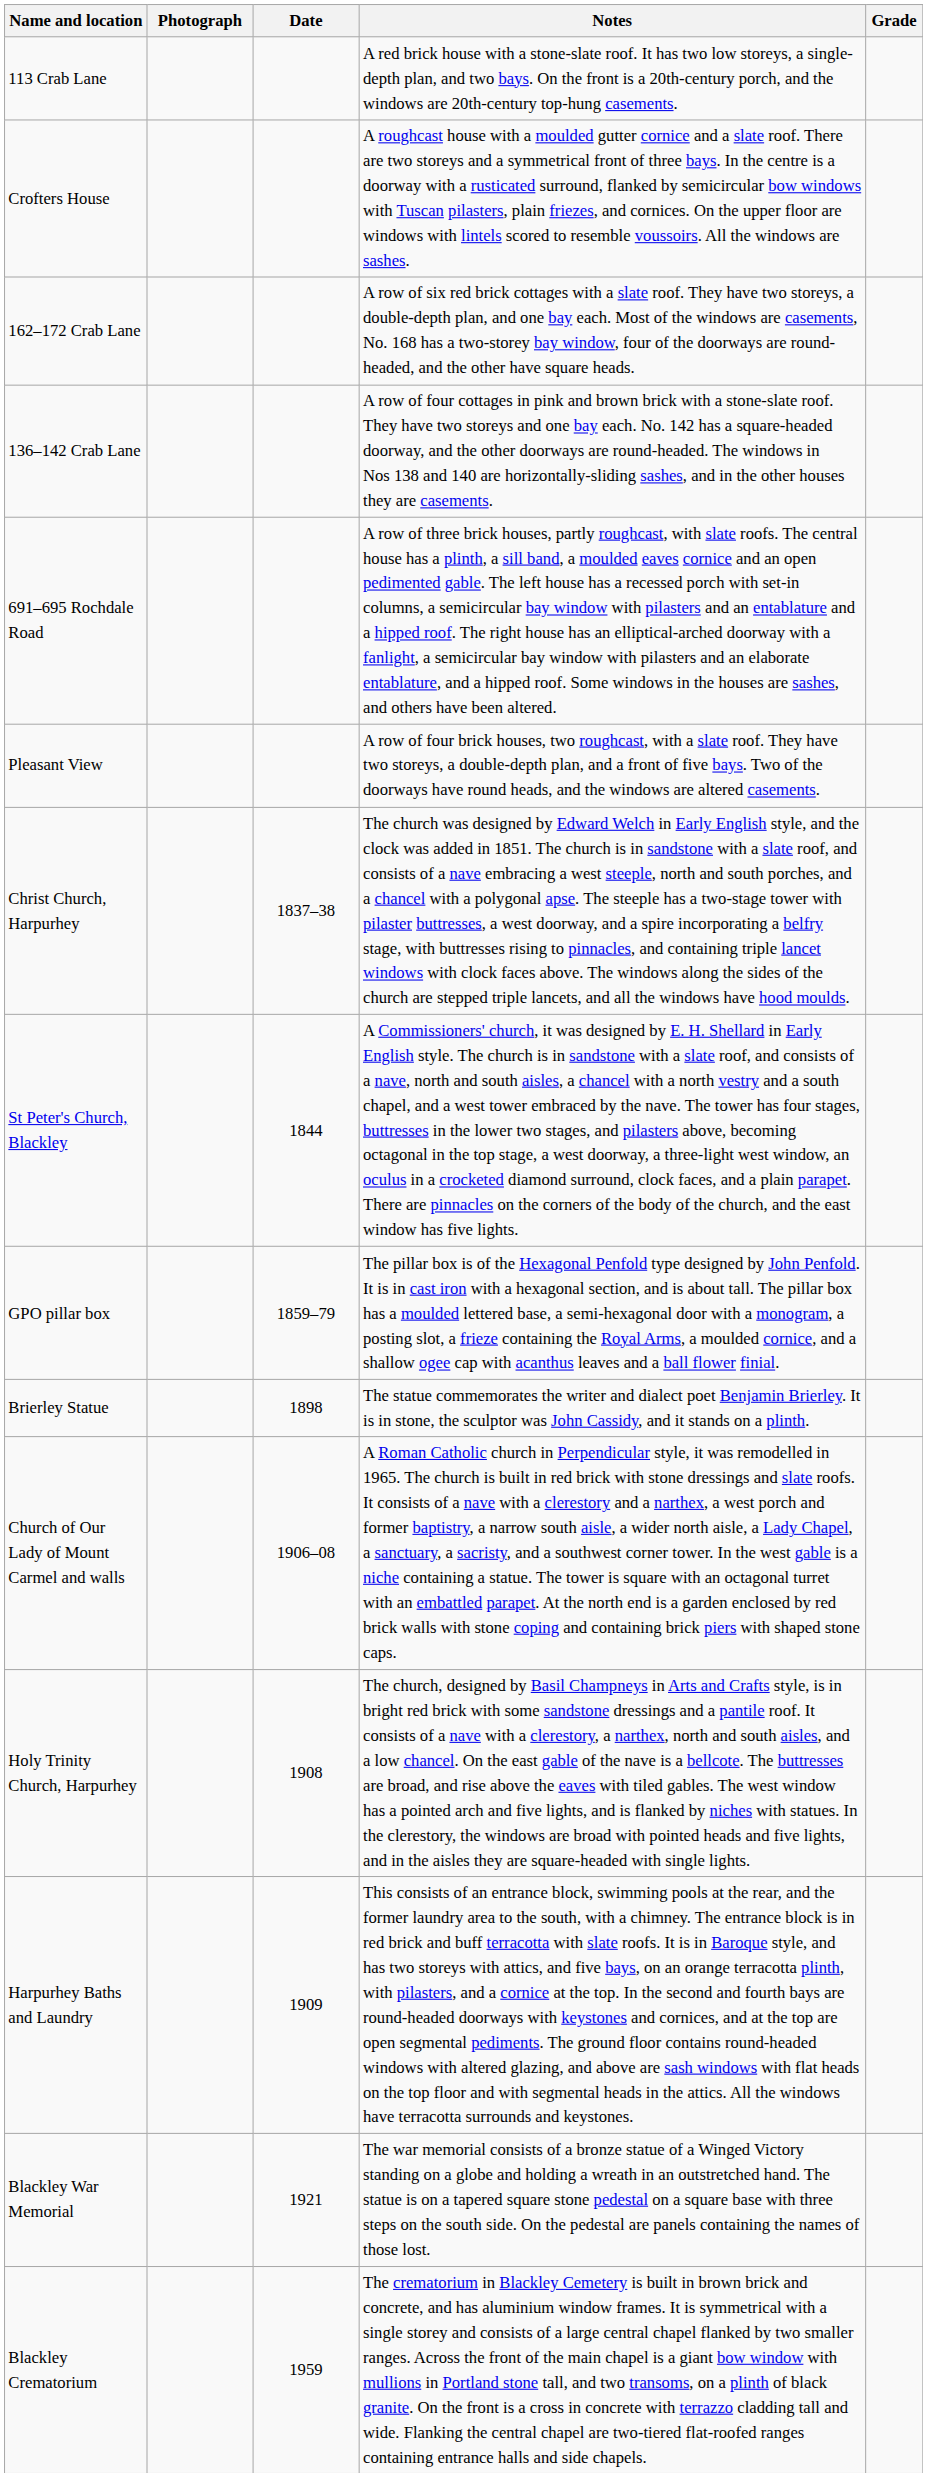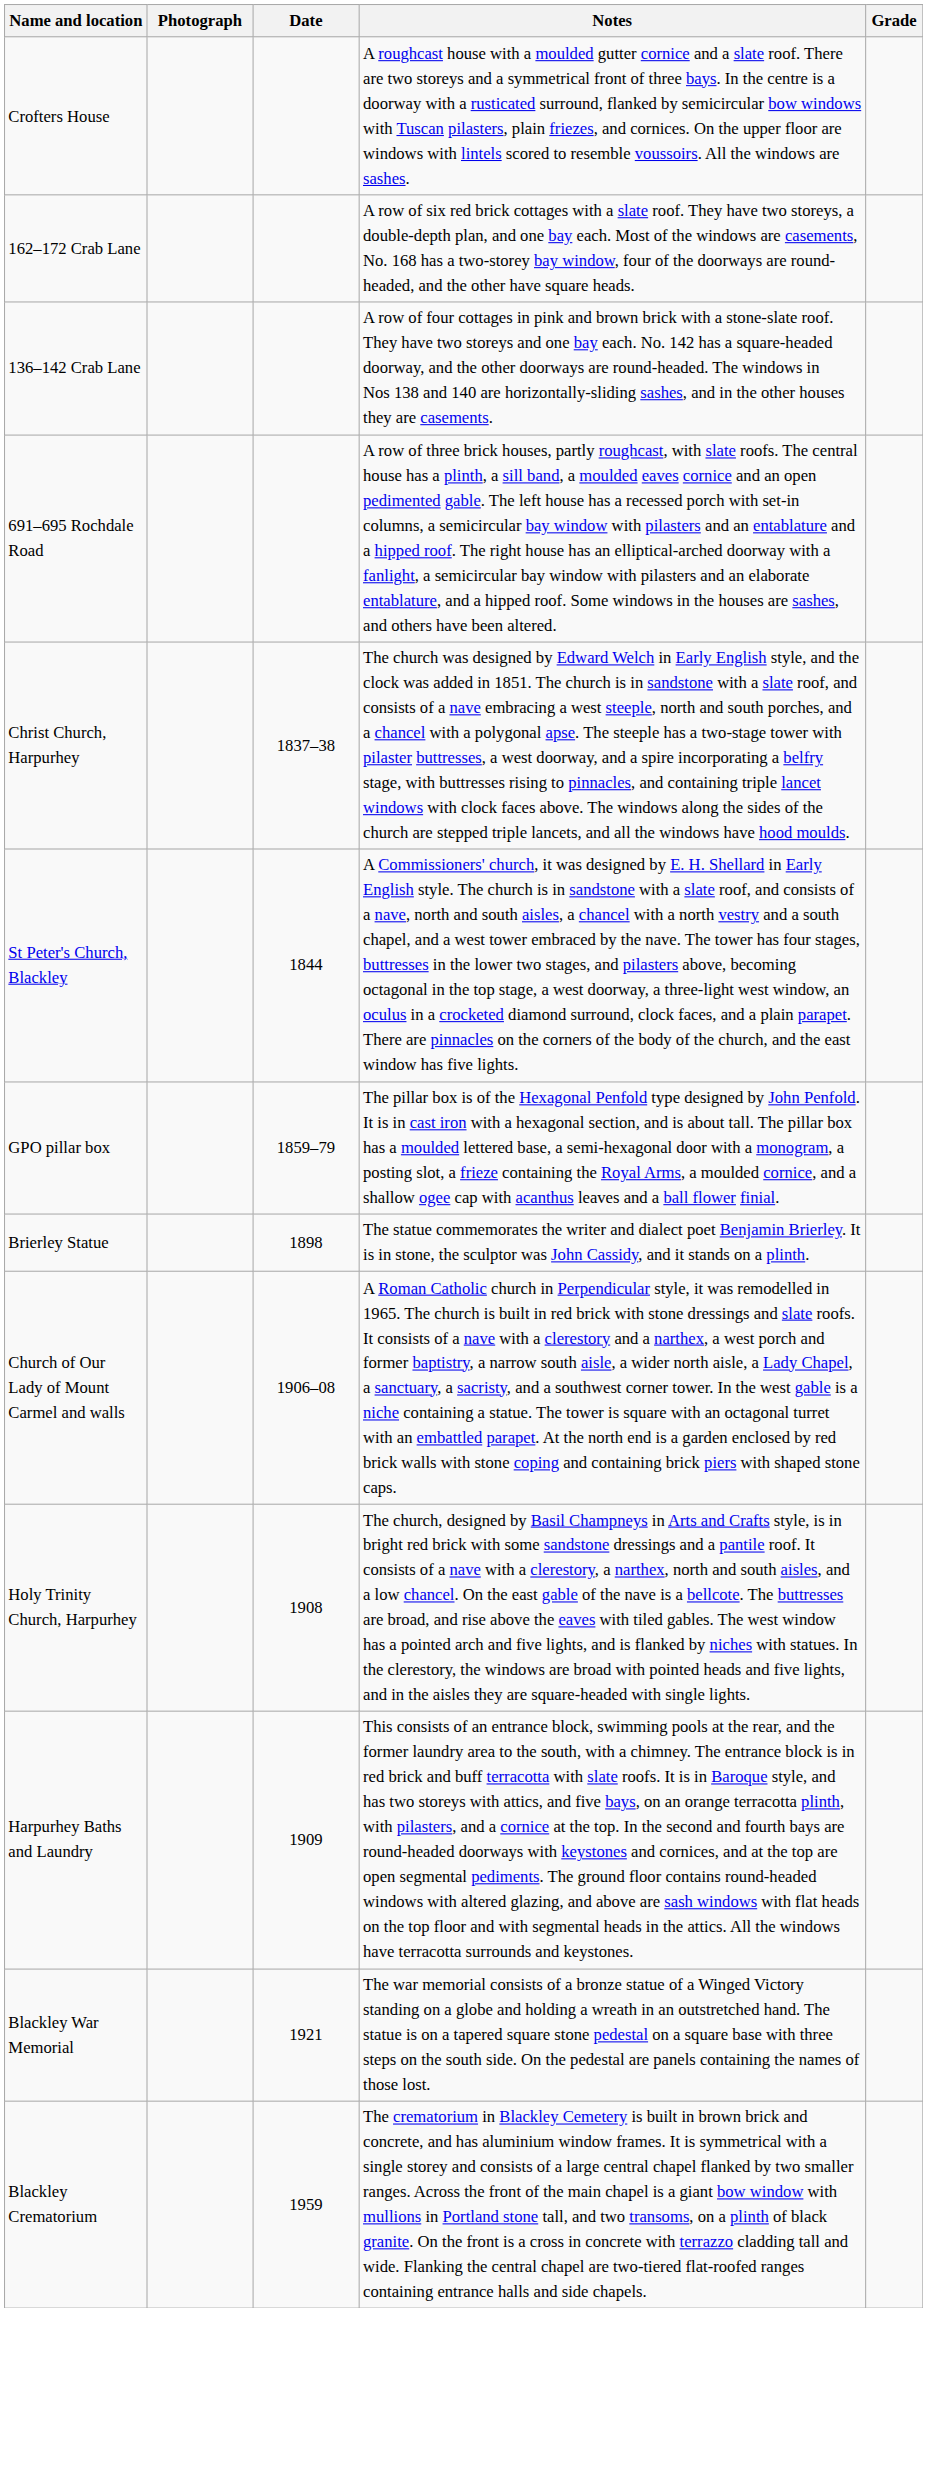- row: (57, 78)
- row: (56, 765)
